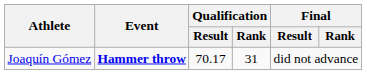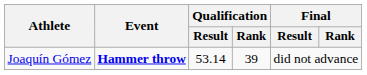(211, 58) 70.17 -> (211, 58) 53.14
(251, 58) 31 -> (251, 58) 39
